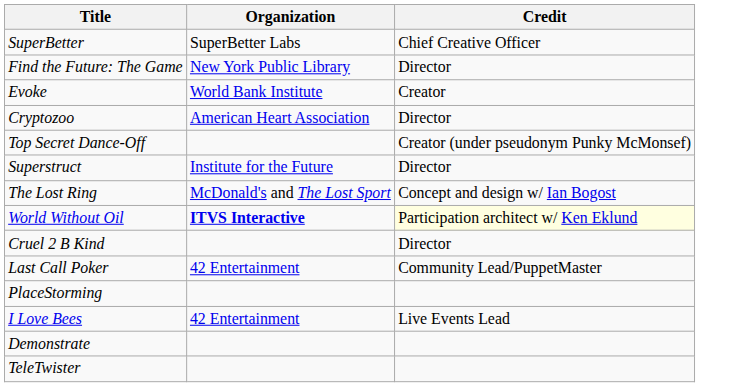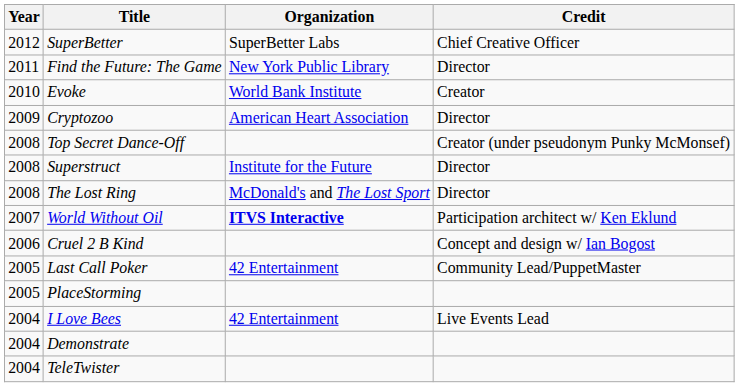+ column: (24, 17)
(507, 192) Concept and design w/ Ian Bogost -> (463, 192) Director
(518, 218) lightyellow background -> (557, 218) no background
(425, 243) Director -> (546, 243) Concept and design w/ Ian Bogost
